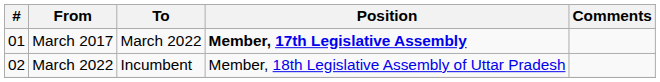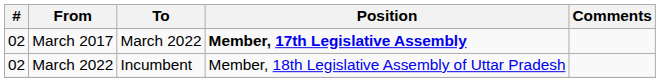(17, 41) 01 -> (17, 41) 02
